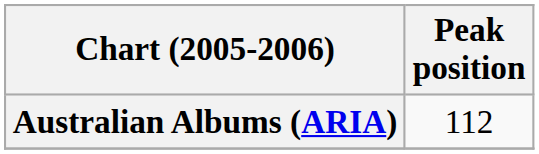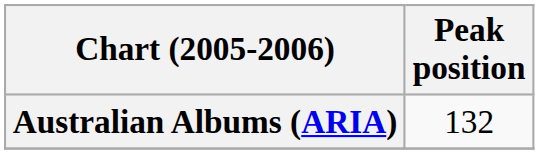(469, 121) 112 -> (469, 121) 132
